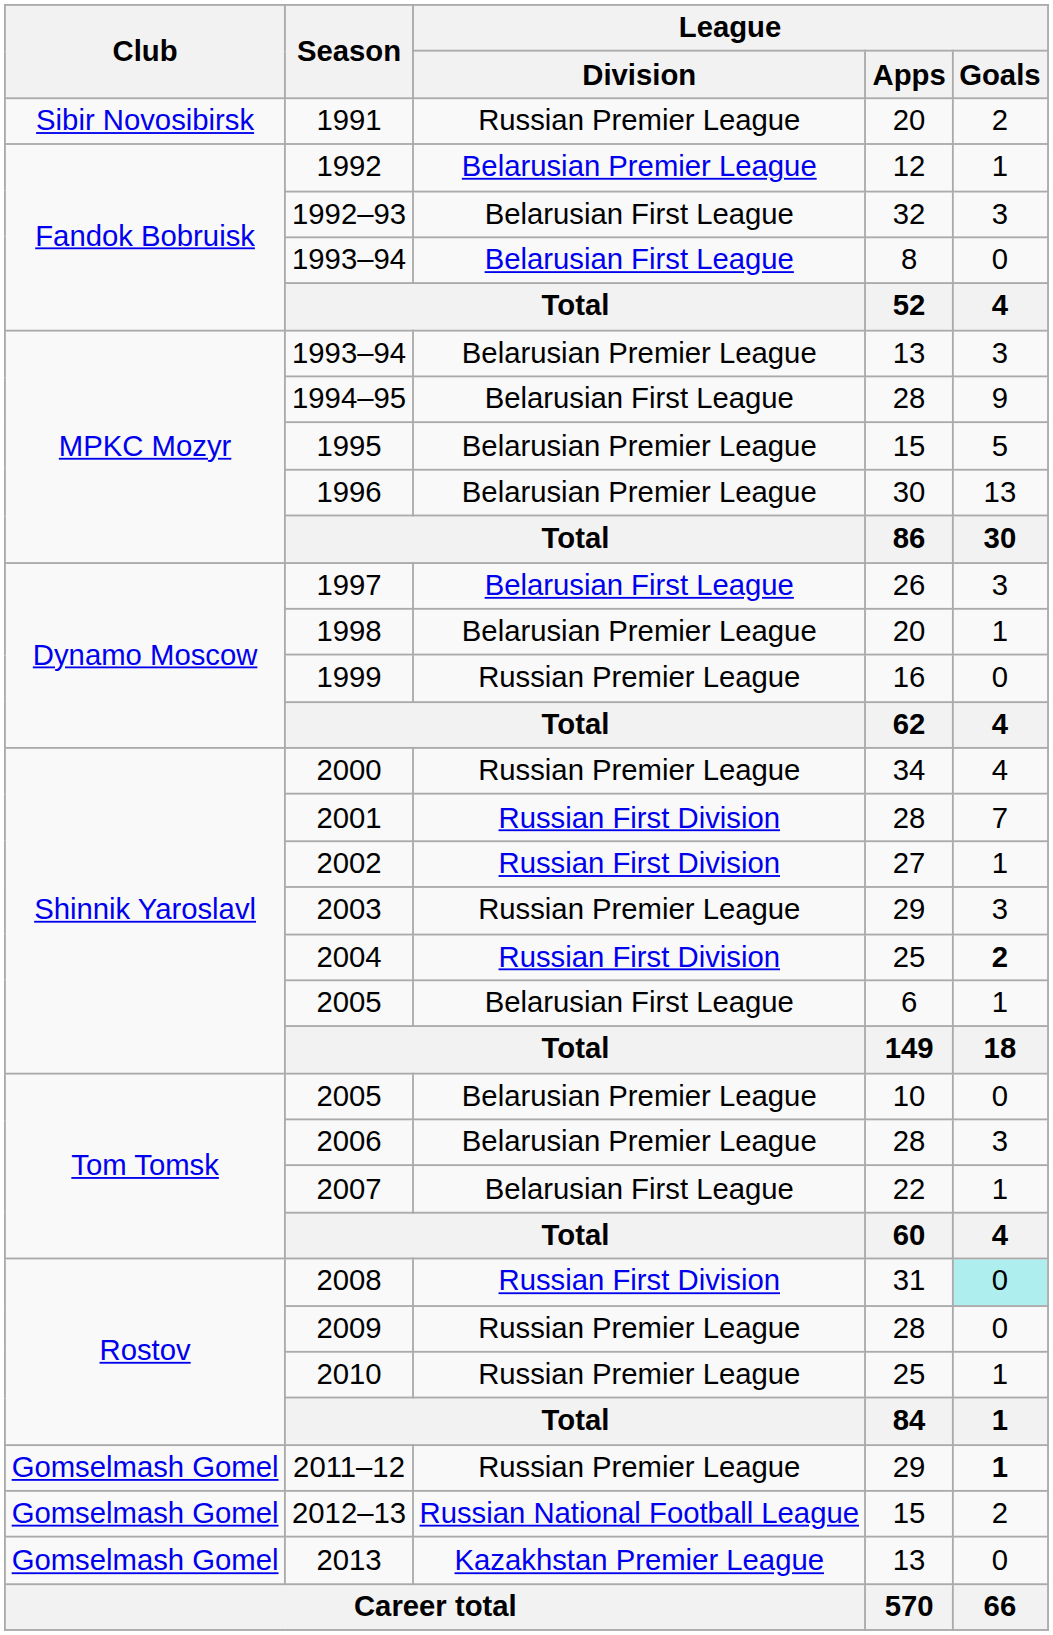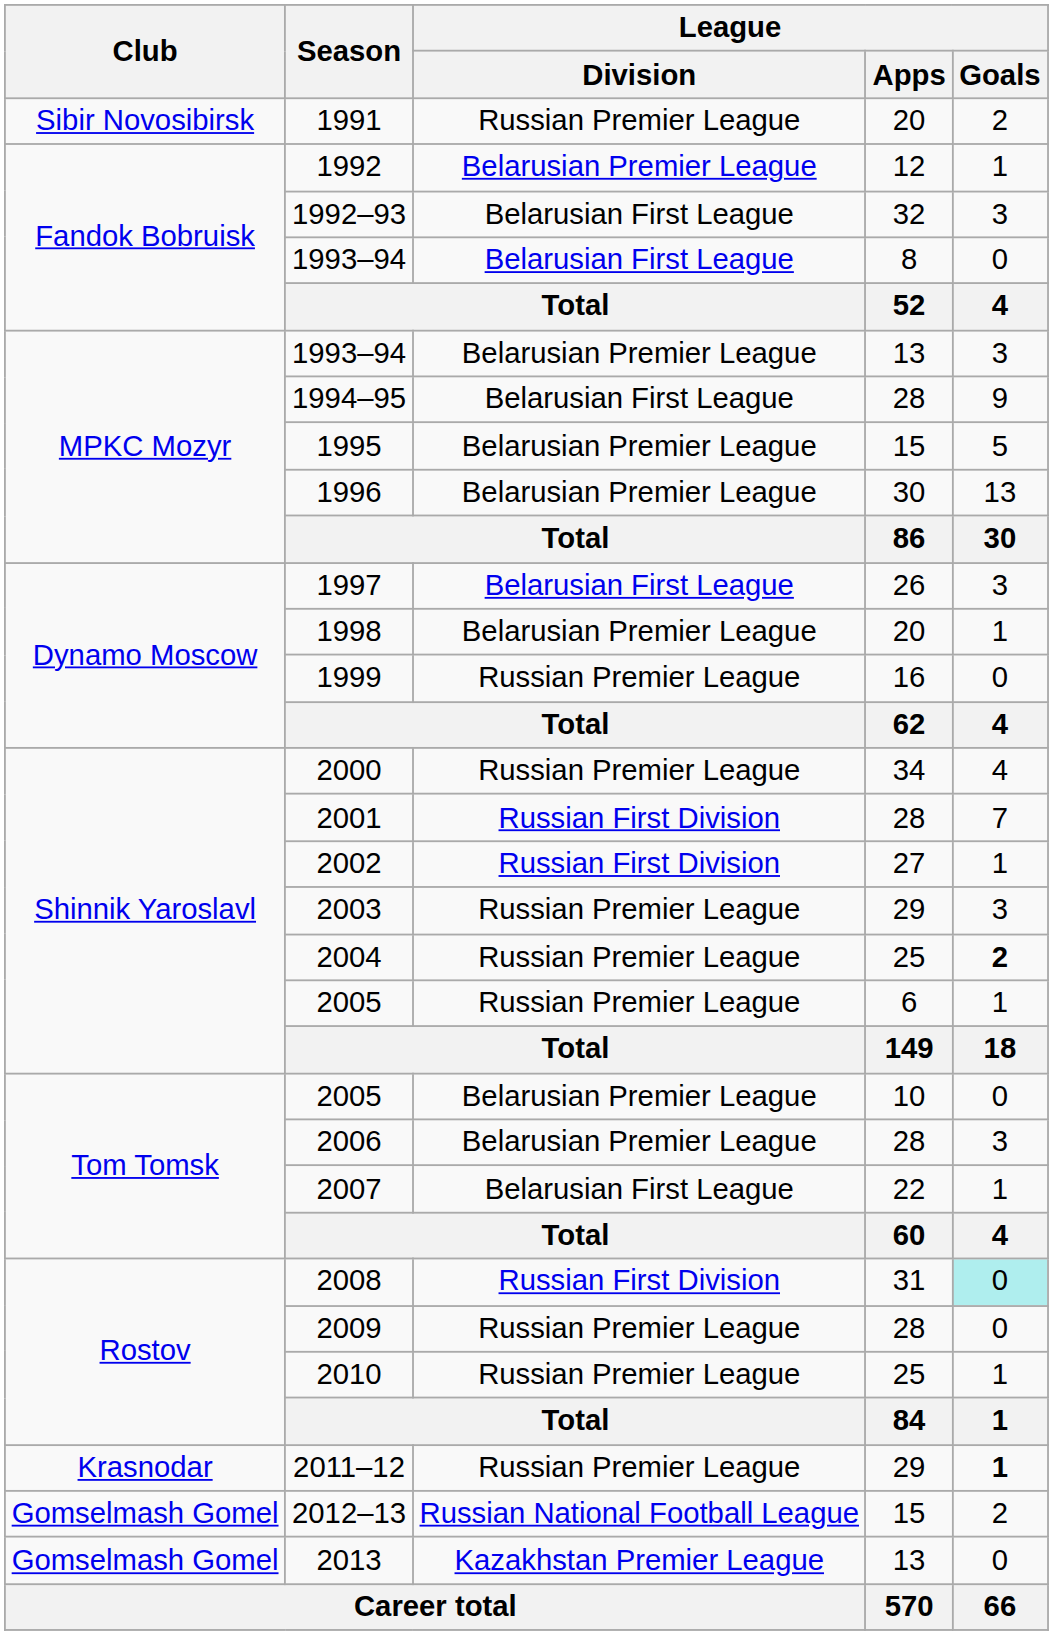(639, 956) Russian First Division -> (639, 956) Russian Premier League
(639, 1002) Belarusian First League -> (639, 1002) Russian Premier League
(145, 1467) Gomselmash Gomel -> (145, 1467) Krasnodar
